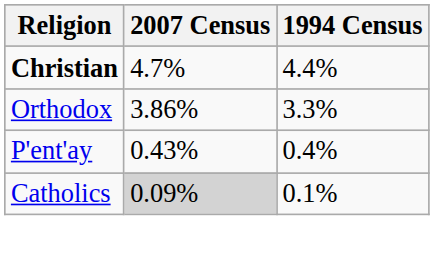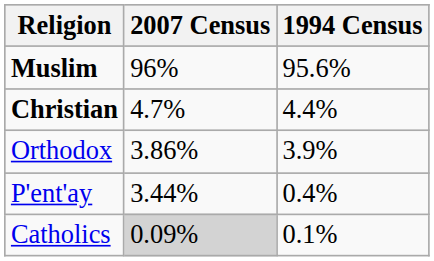+ row: (54, 67)
(310, 109) 3.3% -> (310, 151) 3.9%
(164, 151) 0.43% -> (164, 192) 3.44%
